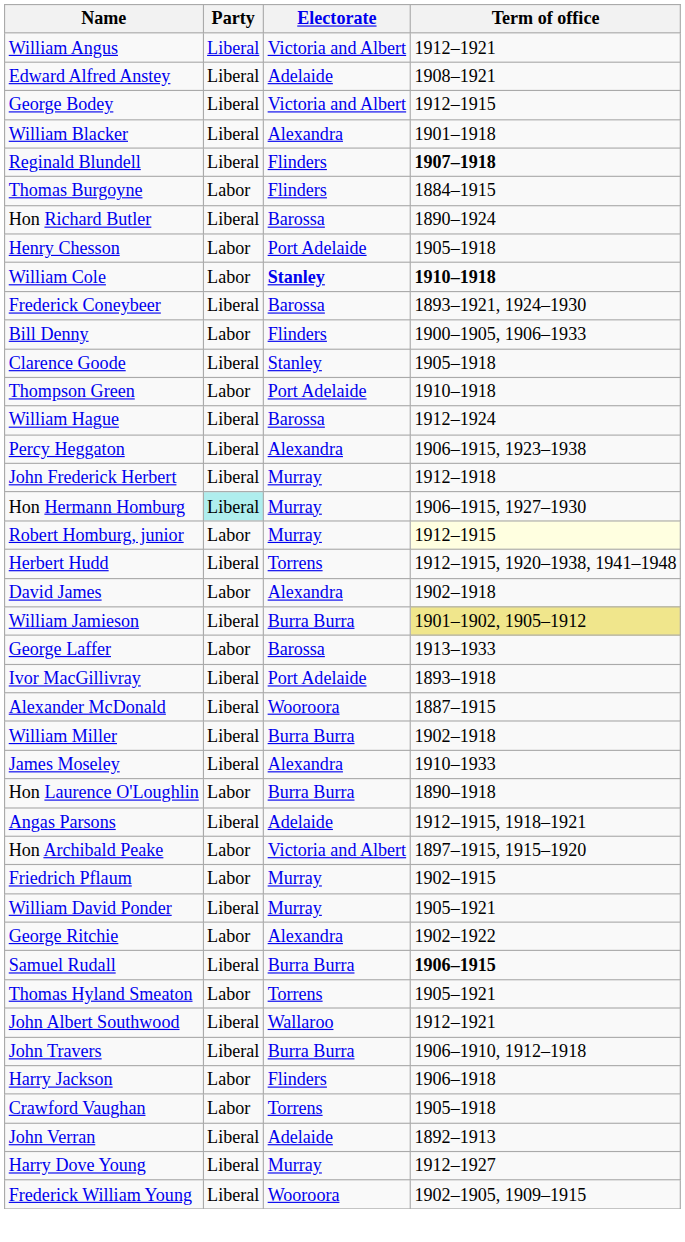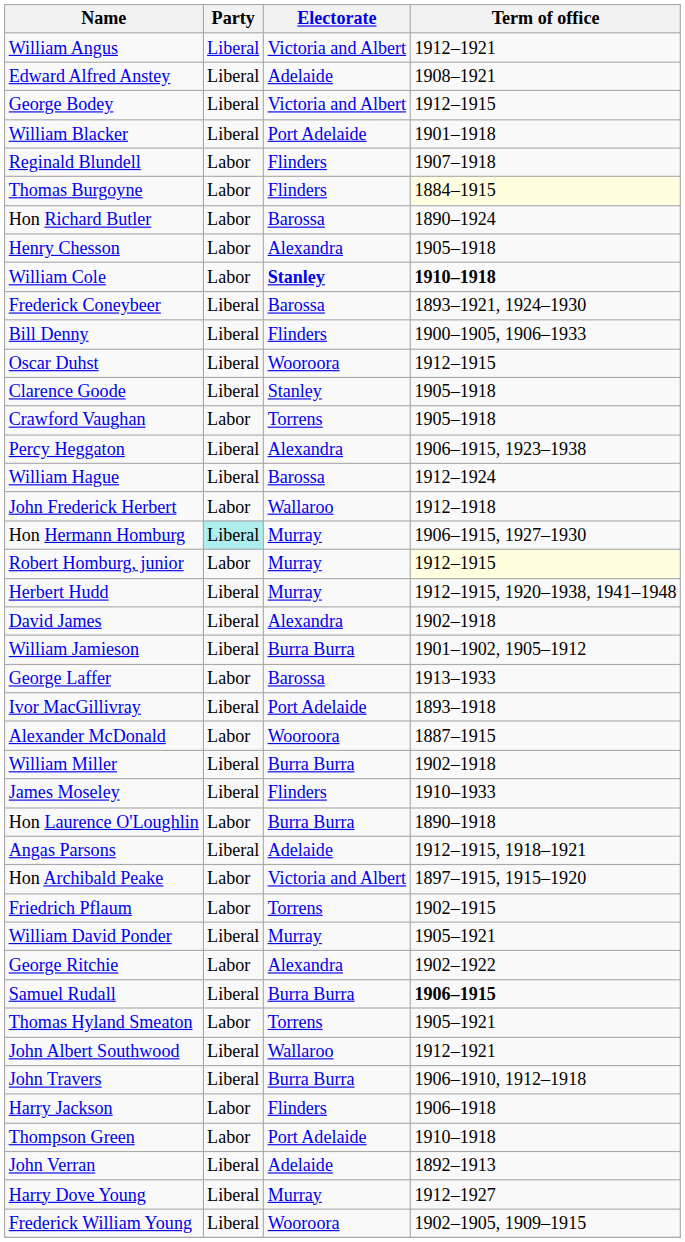(305, 133) Alexandra -> (317, 133) Port Adelaide
(233, 162) Liberal -> (229, 162) Labor
(455, 162) bold -> (455, 162) normal
(455, 190) no background -> (455, 190) lightyellow background
(233, 219) Liberal -> (229, 219) Labor
(317, 248) Port Adelaide -> (305, 248) Alexandra
(229, 334) Labor -> (233, 334) Liberal
+ row: (54, 362)
rows swapped: (72, 391) <-> (77, 1108)
rows swapped: (64, 420) <-> (67, 448)
(233, 477) Liberal -> (229, 506) Labor
(295, 477) Murray -> (301, 506) Wallaroo
(295, 563) Torrens -> (295, 592) Murray
(229, 592) Labor -> (233, 620) Liberal
(500, 620) khaki background -> (500, 649) no background
(233, 707) Liberal -> (229, 735) Labor
(305, 764) Alexandra -> (297, 793) Flinders
(295, 879) Murray -> (295, 907) Torrens
